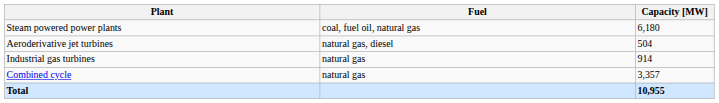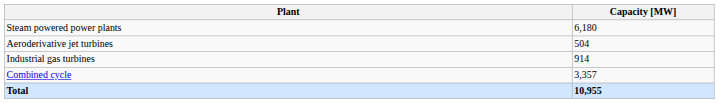- column: (477, 12)
